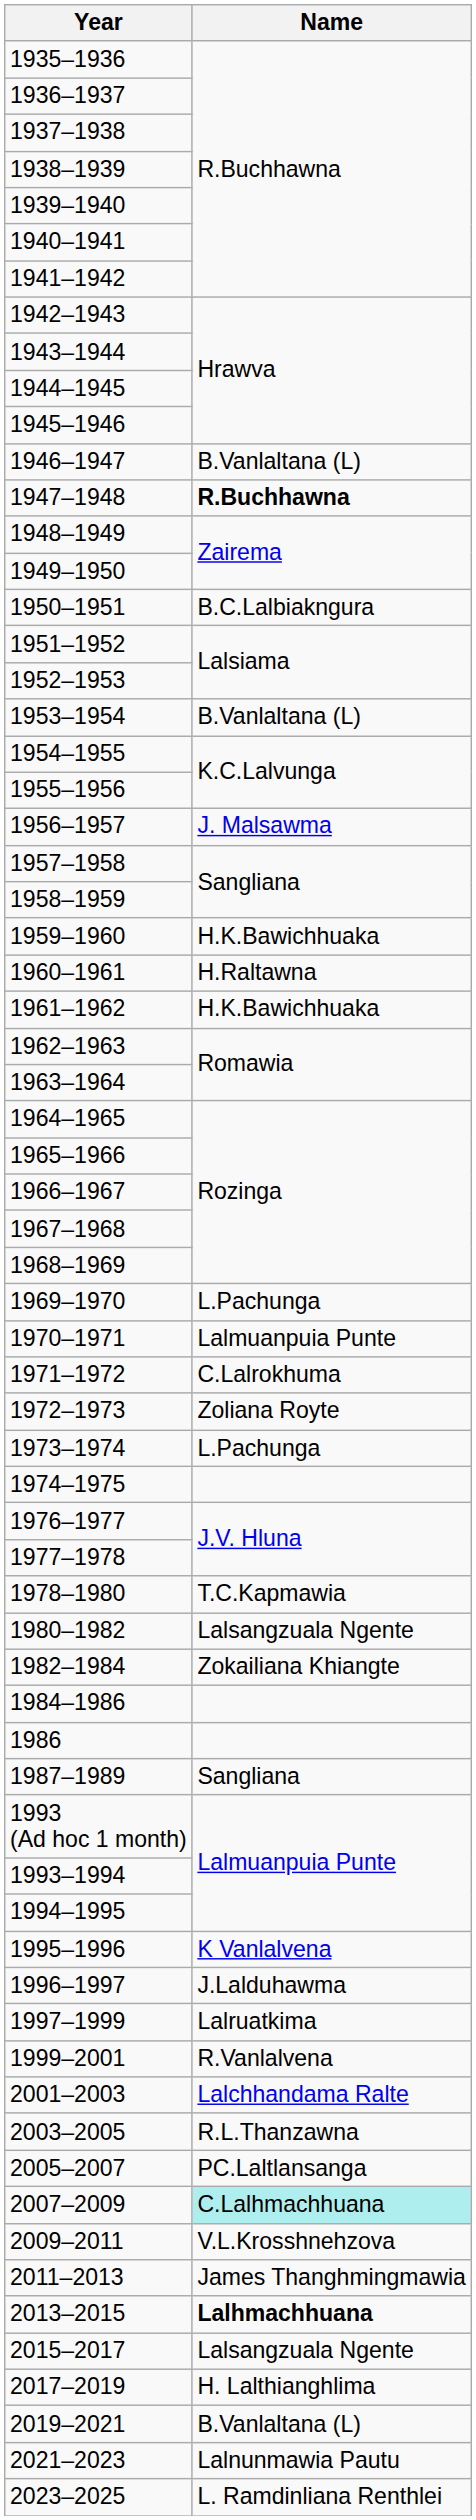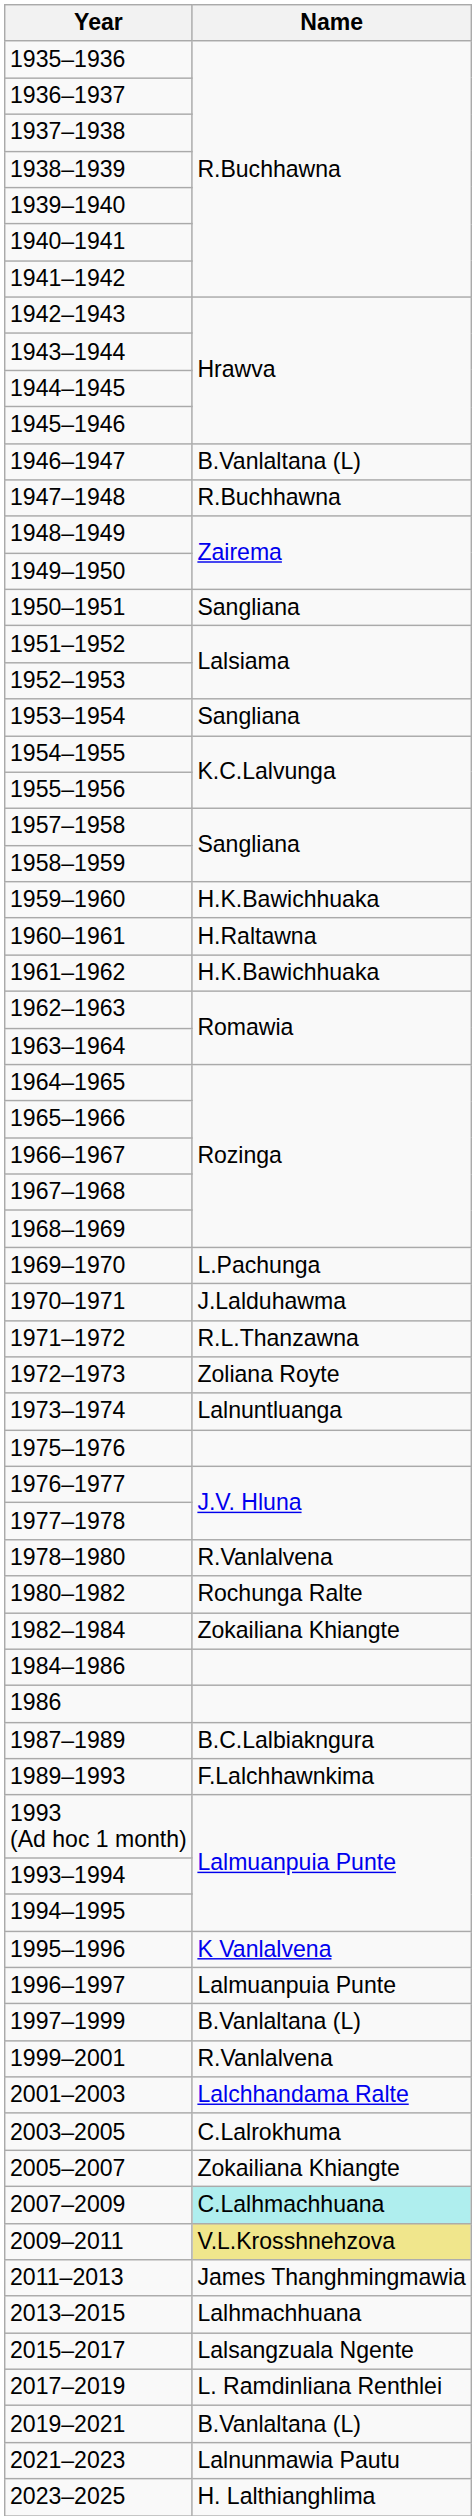(274, 497) bold -> (269, 497) normal
(286, 607) B.C.Lalbiakngura -> (249, 607) Sangliana
(279, 717) B.Vanlaltana (L) -> (249, 717) Sangliana
- row: (68, 826)
(297, 1338) Lalmuanpuia Punte -> (272, 1301) J.Lalduhawma
(269, 1374) C.Lalrokhuma -> (278, 1338) R.L.Thanzawna
(259, 1447) L.Pachunga -> (270, 1411) Lalnuntluanga
- row: (68, 1484)
+ row: (68, 1447)
(272, 1593) T.C.Kapmawia -> (265, 1557) R.Vanlalvena
(306, 1630) Lalsangzuala Ngente -> (280, 1593) Rochunga Ralte
(249, 1776) Sangliana -> (286, 1740) B.C.Lalbiakngura
+ row: (68, 1776)
(272, 1985) J.Lalduhawma -> (297, 1985) Lalmuanpuia Punte
(257, 2021) Lalruatkima -> (279, 2021) B.Vanlaltana (L)
(278, 2131) R.L.Thanzawna -> (269, 2131) C.Lalrokhuma
(282, 2168) PC.Laltlansanga -> (299, 2168) Zokailiana Khiangte
(296, 2241) no background -> (296, 2241) khaki background
(285, 2314) bold -> (279, 2314) normal
(286, 2387) H. Lalthianghlima -> (320, 2387) L. Ramdinliana Renthlei
(320, 2496) L. Ramdinliana Renthlei -> (286, 2496) H. Lalthianghlima
